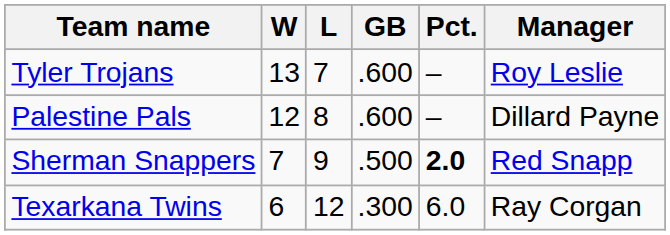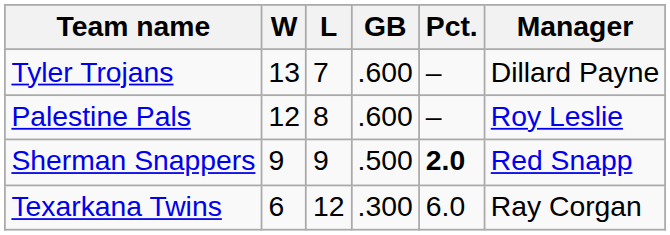(557, 71) Roy Leslie -> (575, 71) Dillard Payne
(575, 116) Dillard Payne -> (557, 116) Roy Leslie
(276, 161) 7 -> (276, 161) 9
